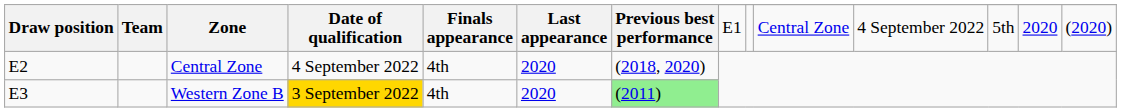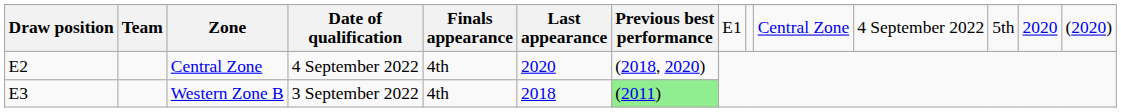(355, 93) gold background -> (355, 93) no background
(538, 93) 2020 -> (538, 93) 2018
